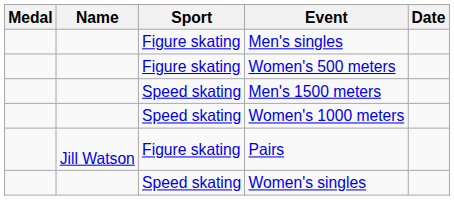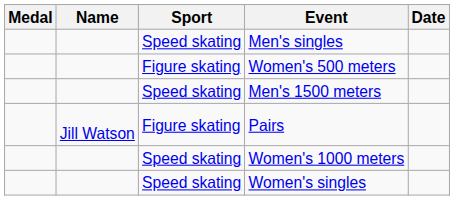(191, 42) Figure skating -> (192, 42) Speed skating
rows swapped: (266, 150) <-> (326, 116)
